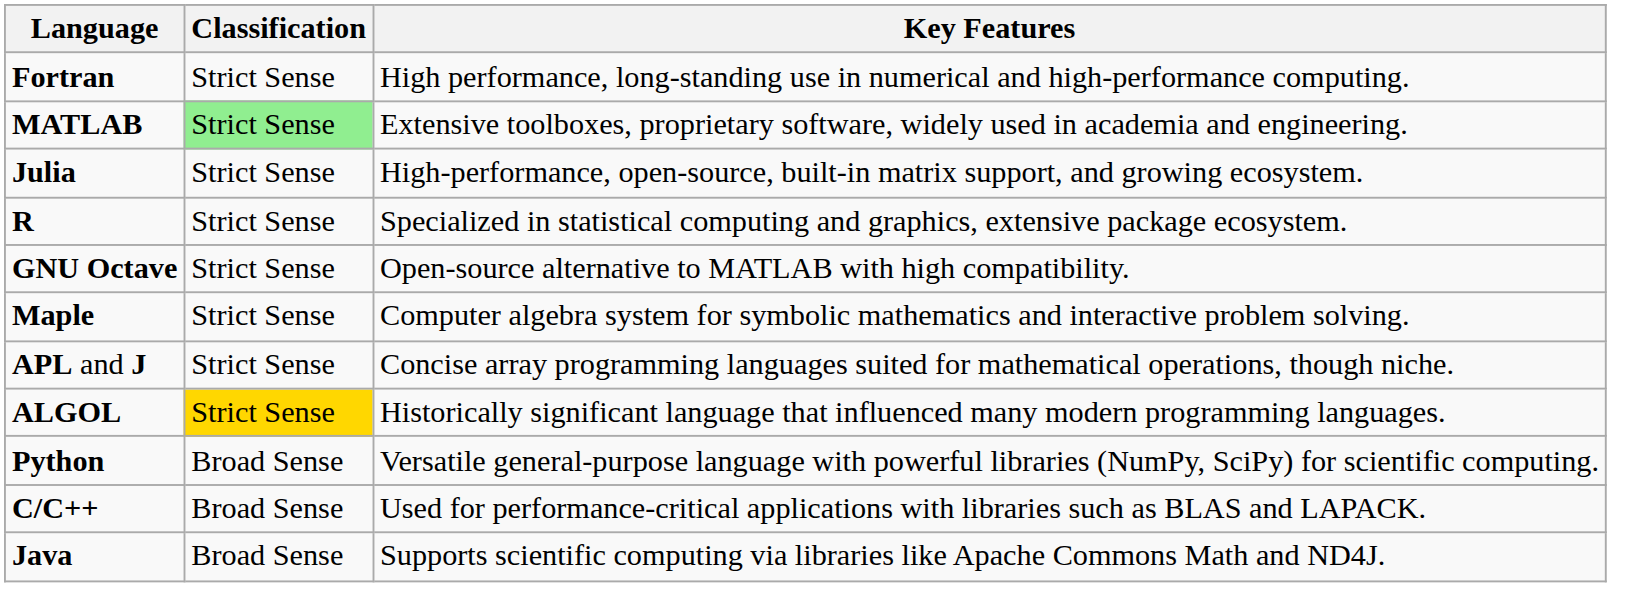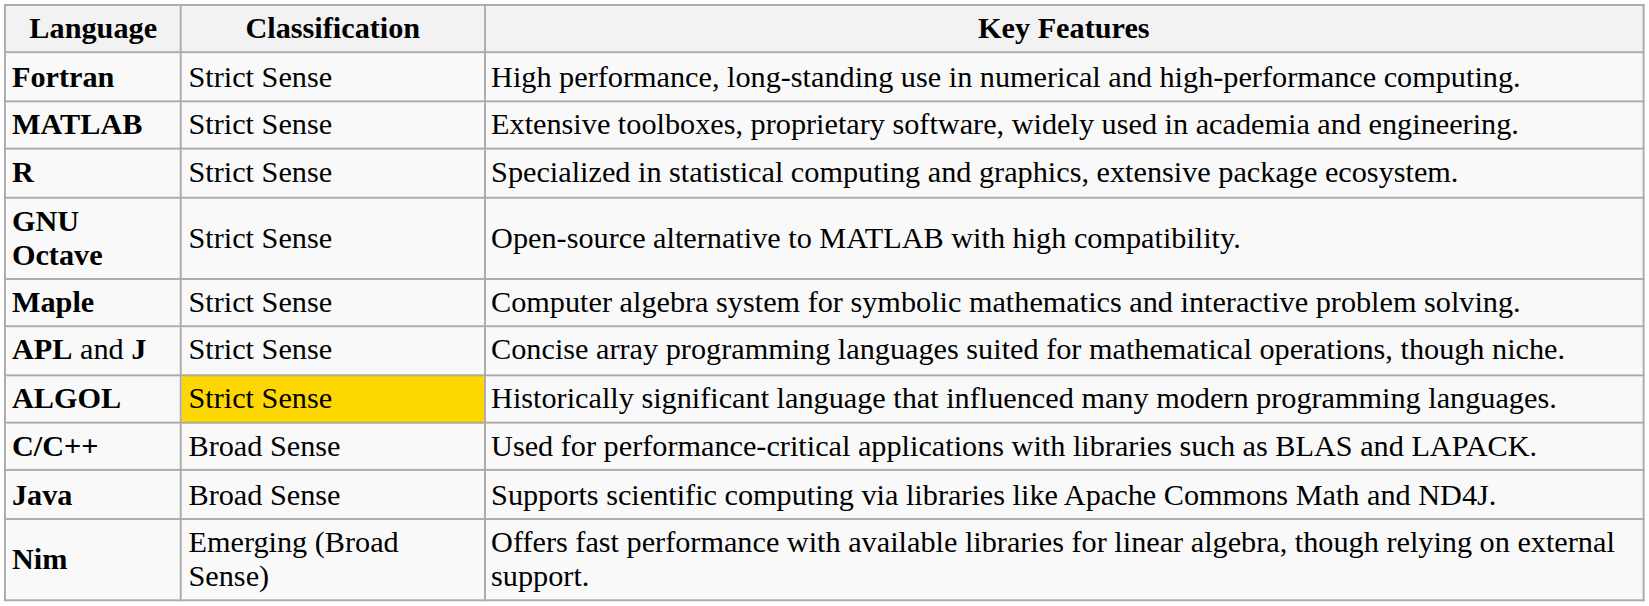(263, 124) lightgreen background -> (260, 124) no background
- row: (44, 172)
- row: (58, 460)
+ row: (40, 559)
